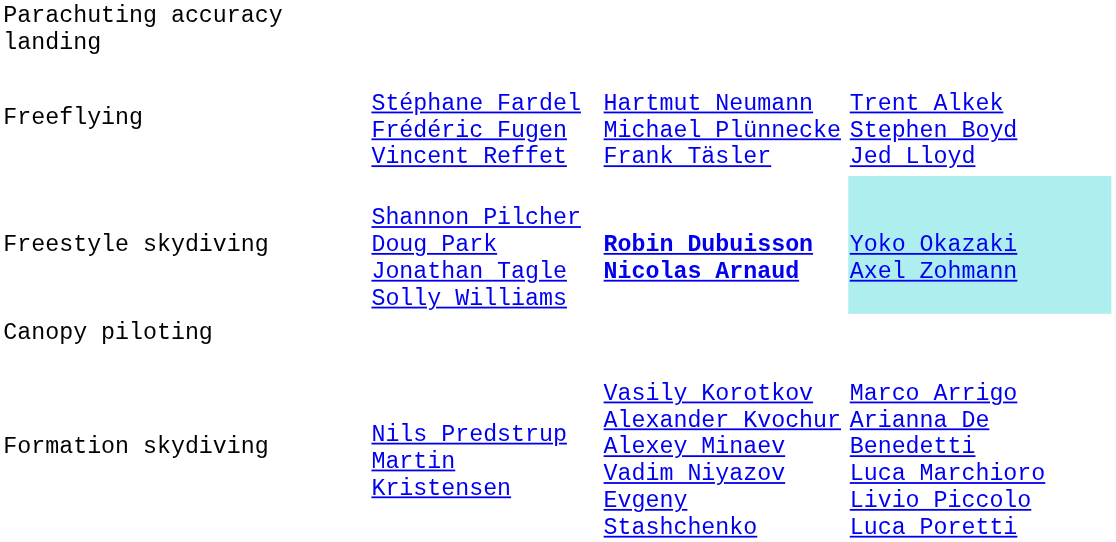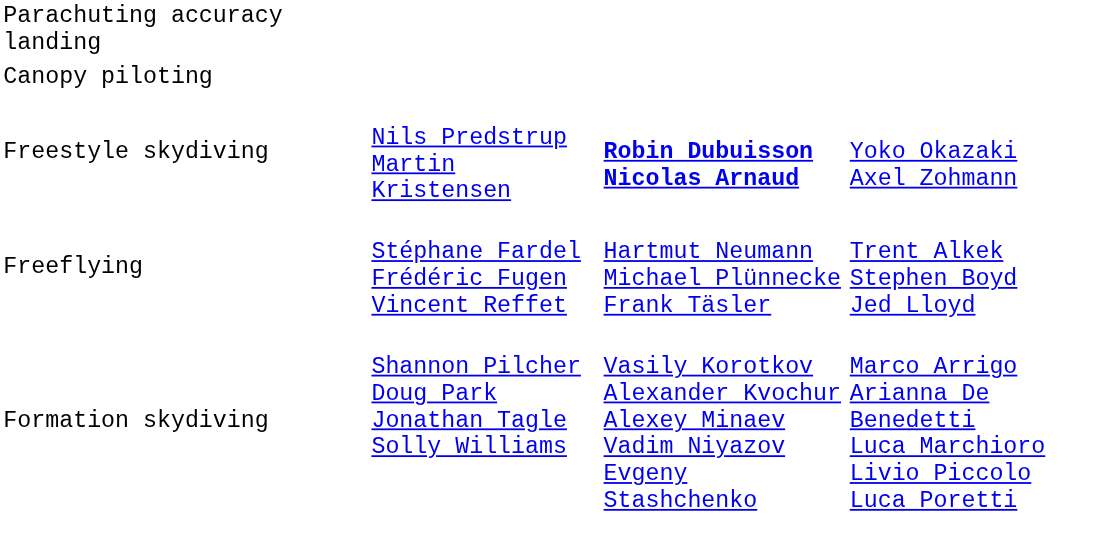rows swapped: (108, 333) <-> (73, 117)
(476, 258) Shannon Pilcher Doug Park Jonathan Tagle Solly Williams -> (469, 164) Nils Predstrup Martin Kristensen
(934, 258) paleturquoise background -> (934, 164) no background
(469, 461) Nils Predstrup Martin Kristensen -> (476, 407) Shannon Pilcher Doug Park Jonathan Tagle Solly Williams
